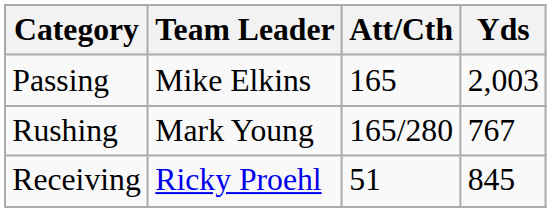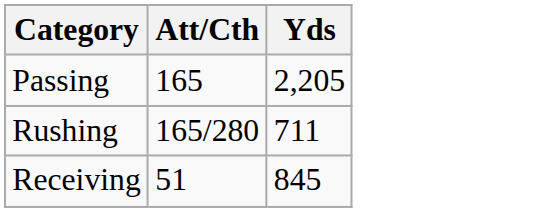- column: (245, 29)
(503, 79) 2,003 -> (309, 79) 2,205
(491, 130) 767 -> (297, 130) 711
